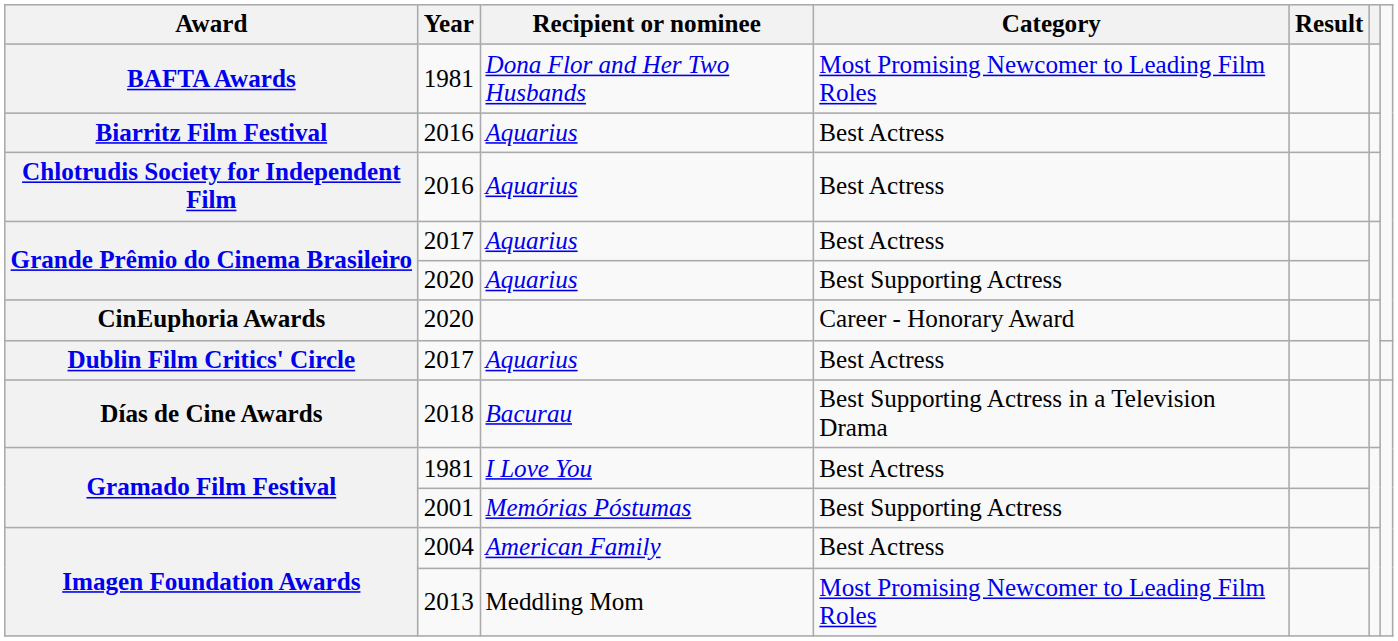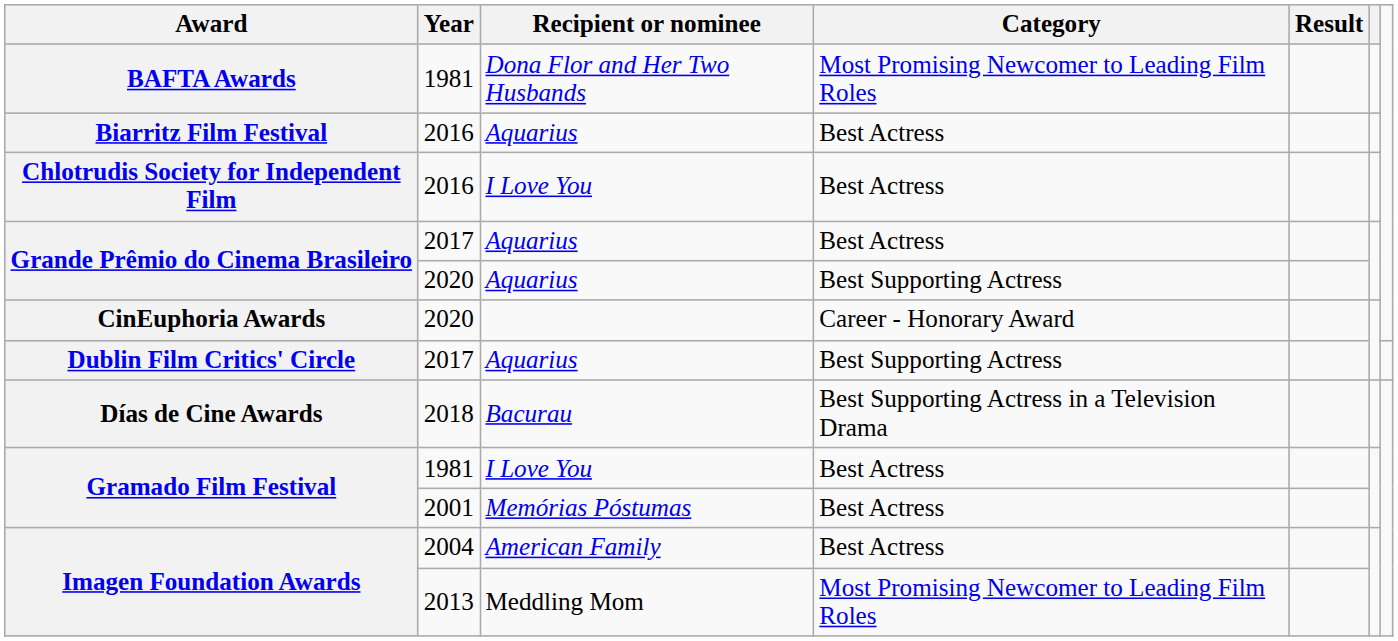(532, 186) Aquarius -> (539, 186) I Love You
(882, 359) Best Actress -> (941, 359) Best Supporting Actress
(941, 507) Best Supporting Actress -> (882, 507) Best Actress
